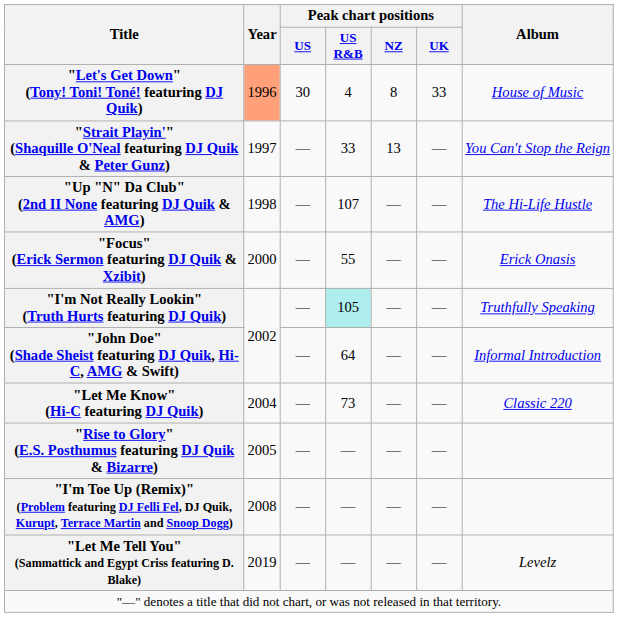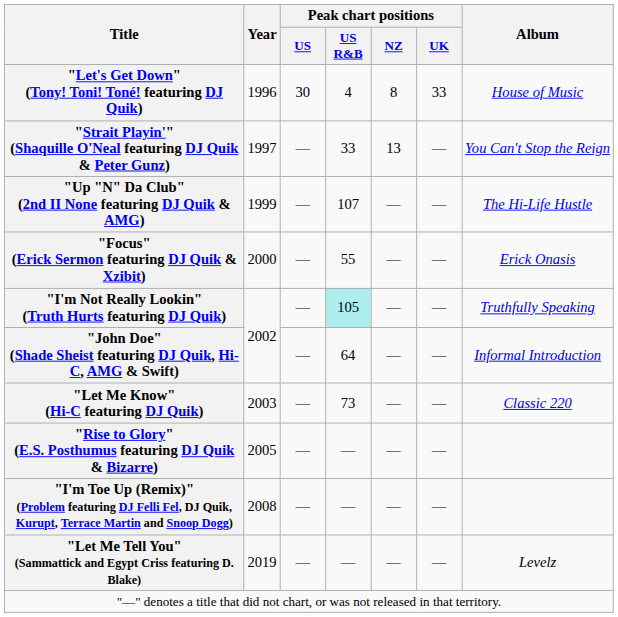(262, 92) lightsalmon background -> (262, 92) no background
(262, 204) 1998 -> (262, 204) 1999
(262, 403) 2004 -> (262, 403) 2003
